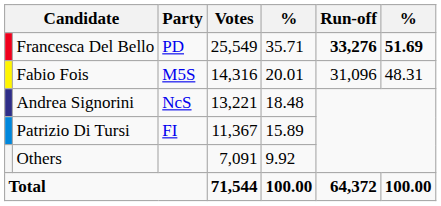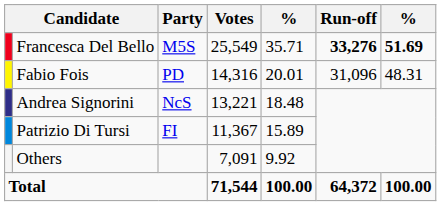(173, 46) PD -> (179, 46) M5S
(179, 74) M5S -> (173, 74) PD
